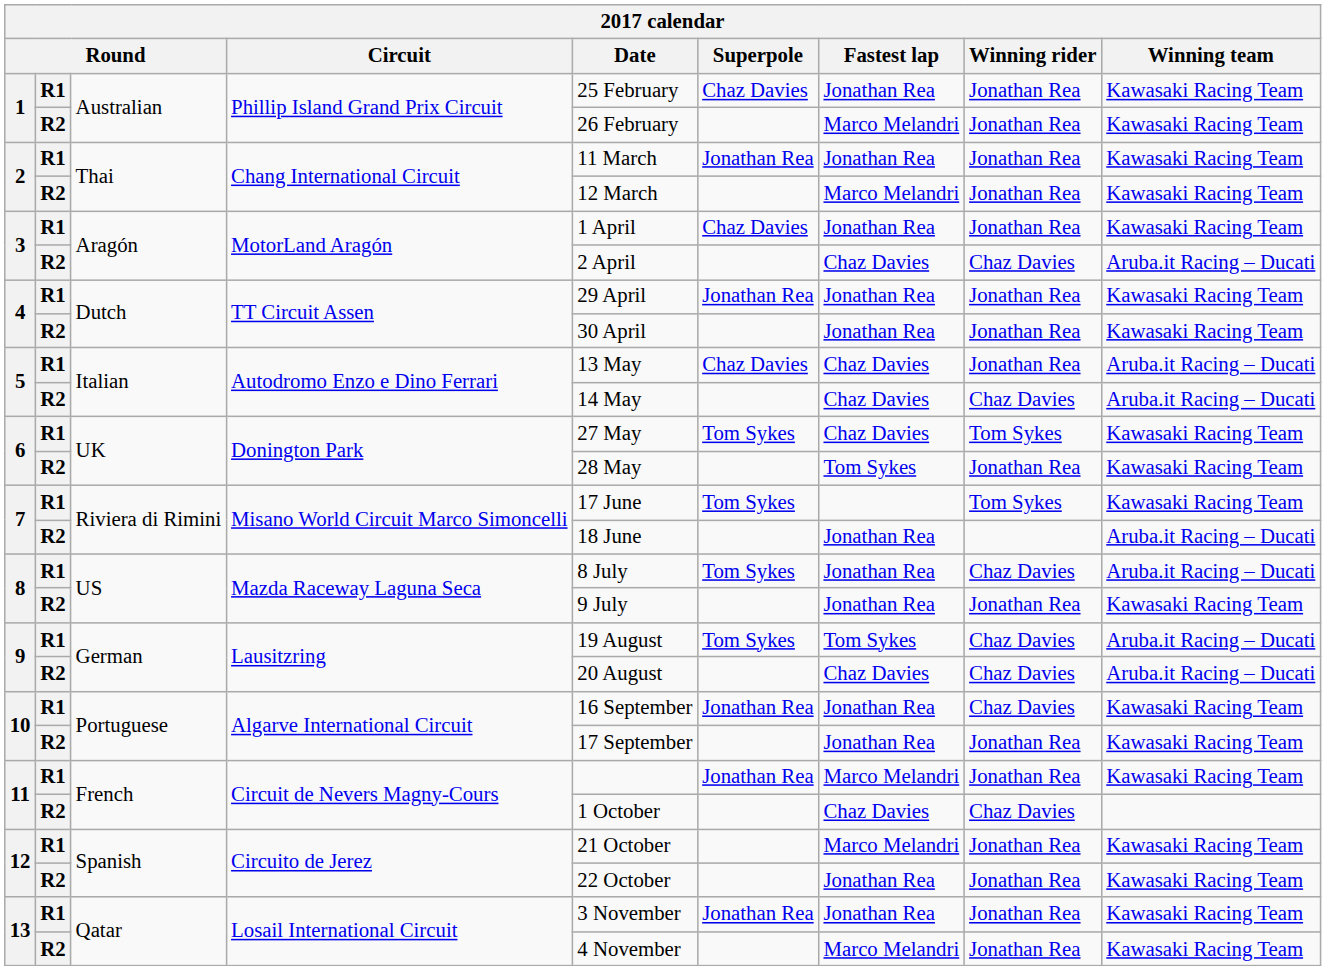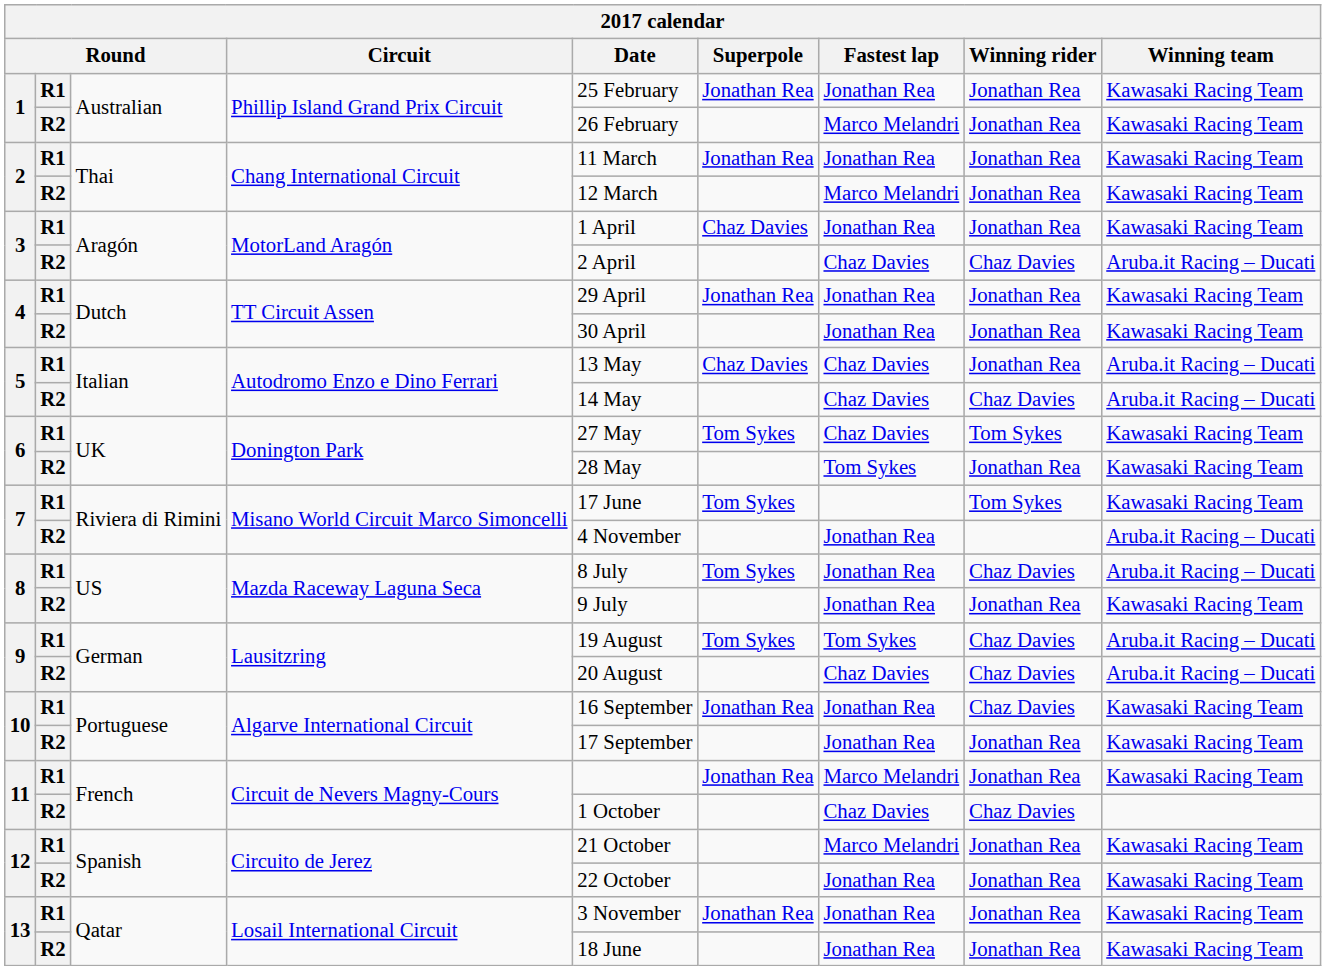(755, 89) Chaz Davies -> (758, 89) Jonathan Rea
(609, 536) 18 June -> (629, 536) 4 November
(629, 948) 4 November -> (609, 948) 18 June
(891, 948) Marco Melandri -> (879, 948) Jonathan Rea
